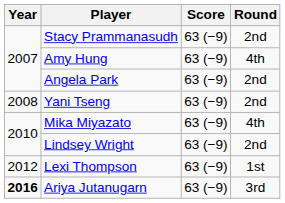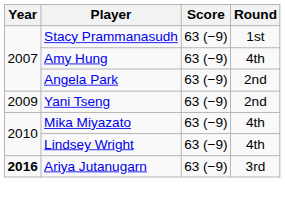(255, 36) 2nd -> (255, 36) 1st
(23, 101) 2008 -> (23, 101) 2009
(255, 144) 2nd -> (255, 144) 4th
- row: (90, 166)
